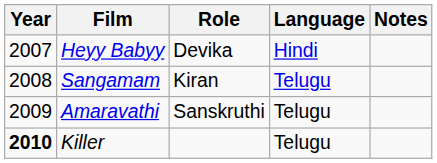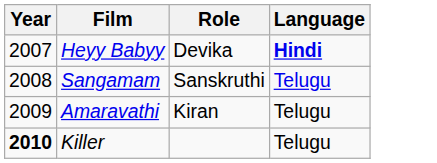- column: (401, 19)
(296, 50) normal -> (298, 50) bold
(196, 81) Kiran -> (219, 81) Sanskruthi
(219, 111) Sanskruthi -> (196, 111) Kiran
